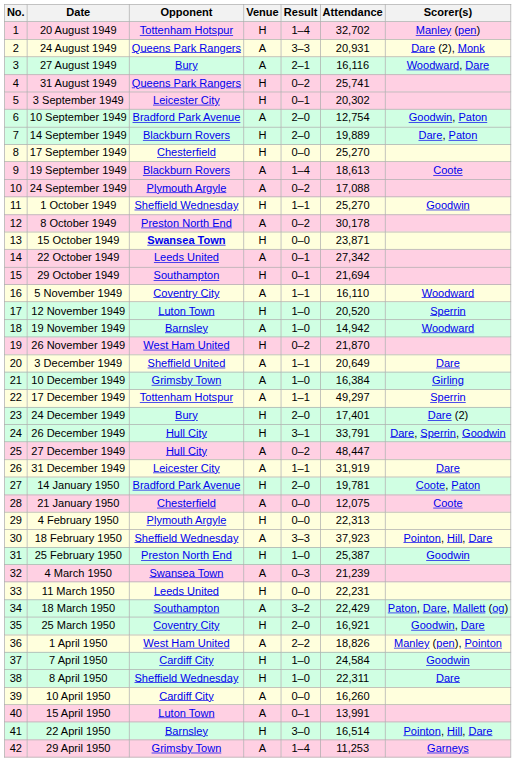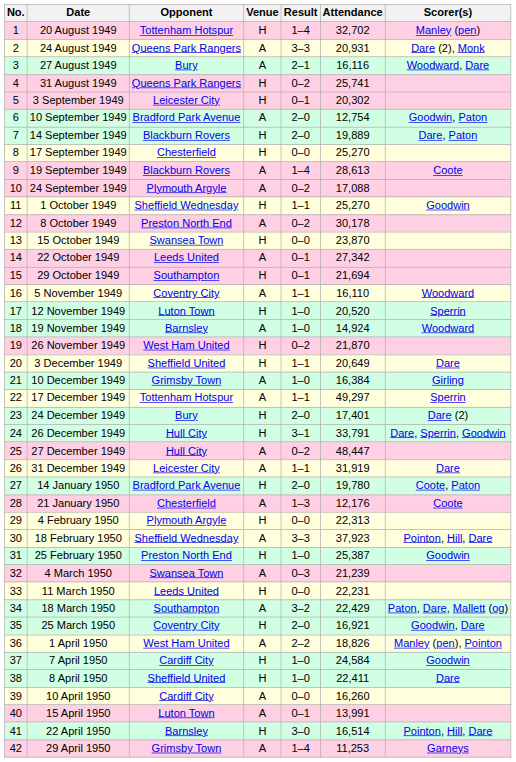(353, 170) 18,613 -> (353, 170) 28,613
(186, 240) bold -> (186, 240) normal
(353, 240) 23,871 -> (353, 240) 23,870
(353, 328) 14,942 -> (353, 328) 14,924
(262, 363) A -> (262, 363) H
(353, 485) 19,781 -> (353, 485) 19,780
(301, 503) 0–0 -> (301, 503) 1–3
(353, 503) 12,075 -> (353, 503) 12,176
(186, 678) Sheffield Wednesday -> (186, 678) Sheffield United
(353, 678) 22,311 -> (353, 678) 22,411
